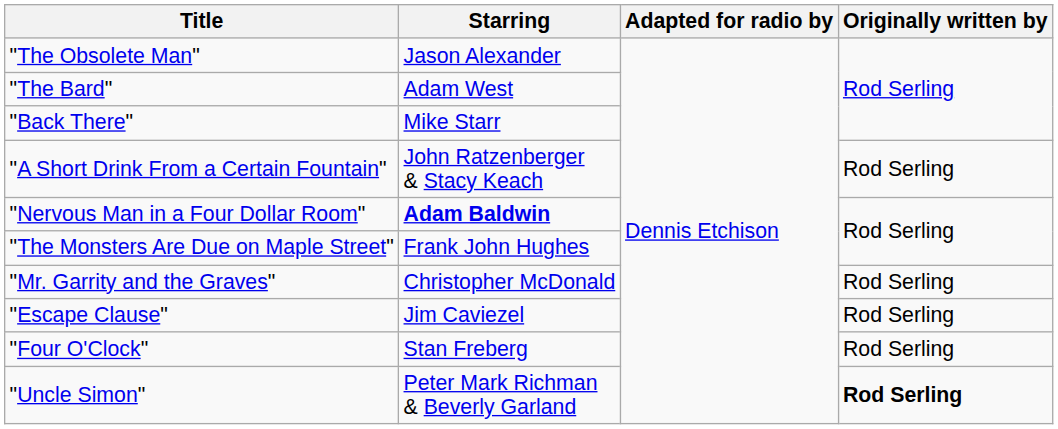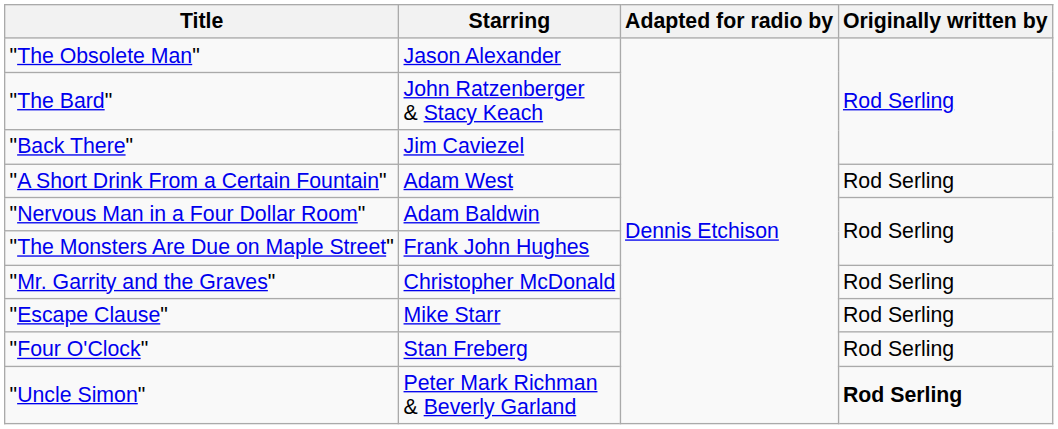(458, 88) Adam West -> (494, 100) John Ratzenberger & Stacy Keach
(452, 122) Mike Starr -> (464, 146) Jim Caviezel
(494, 168) John Ratzenberger & Stacy Keach -> (458, 180) Adam West
(477, 214) bold -> (472, 214) normal
(464, 315) Jim Caviezel -> (452, 315) Mike Starr
